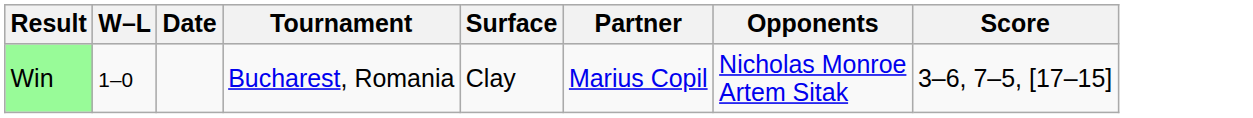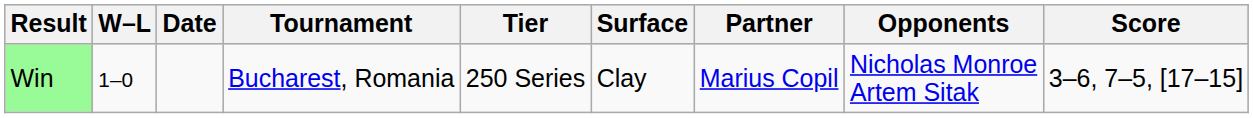+ column: (525, 24)
